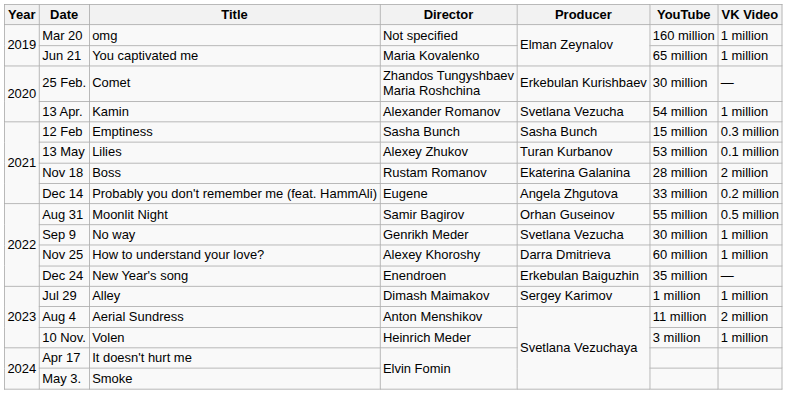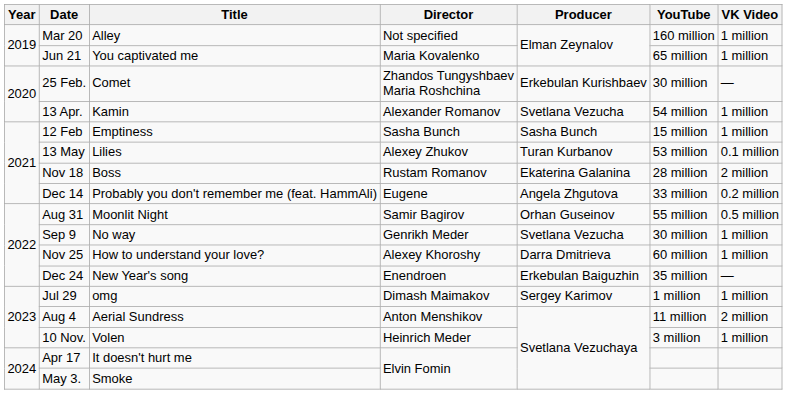(105, 35) omg -> (106, 35) Alley
(750, 132) 0.3 million -> (744, 132) 1 million
(106, 296) Alley -> (105, 296) omg
